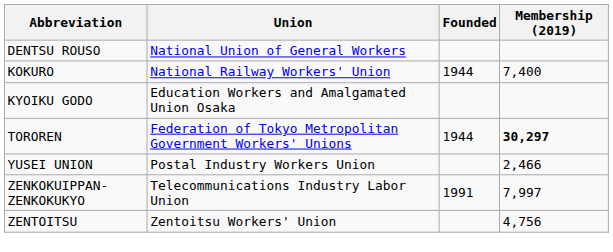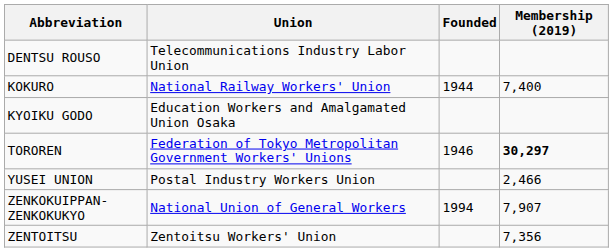(278, 51) National Union of General Workers -> (278, 58) Telecommunications Industry Labor Union
(458, 136) 1944 -> (458, 151) 1946
(278, 193) Telecommunications Industry Labor Union -> (278, 208) National Union of General Workers
(458, 193) 1991 -> (458, 208) 1994
(522, 193) 7,997 -> (522, 208) 7,907
(522, 221) 4,756 -> (522, 236) 7,356
